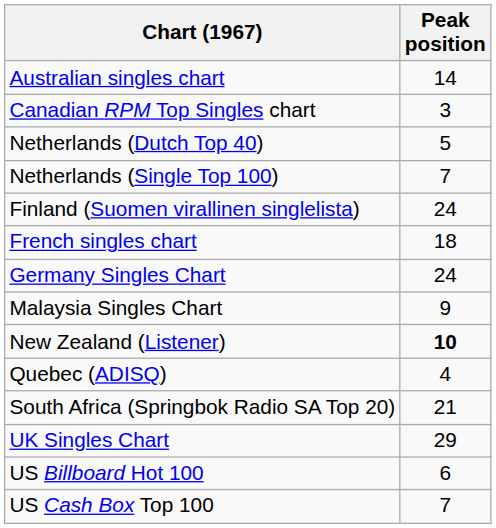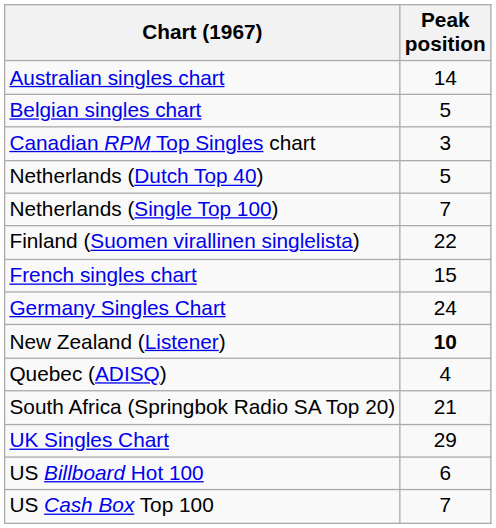+ row: (105, 110)
(445, 209) 24 -> (445, 242) 22
(445, 242) 18 -> (445, 275) 15
- row: (116, 308)
